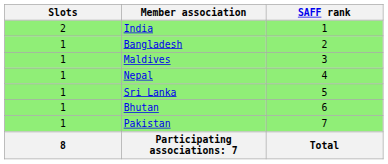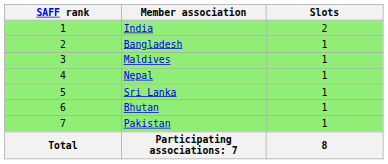columns swapped: (324, 12) <-> (63, 12)
